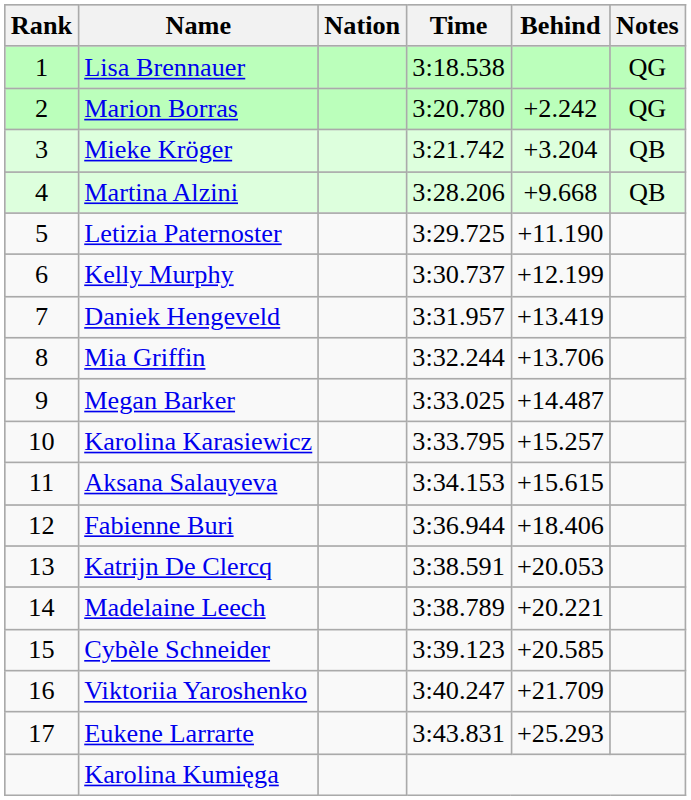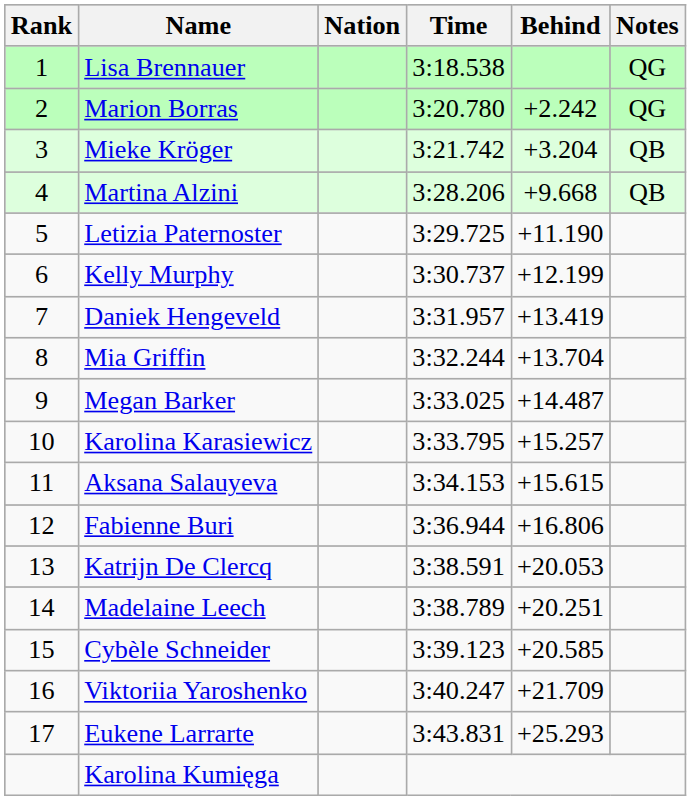(560, 358) +13.706 -> (560, 358) +13.704
(560, 524) +18.406 -> (560, 524) +16.806
(560, 607) +20.221 -> (560, 607) +20.251
